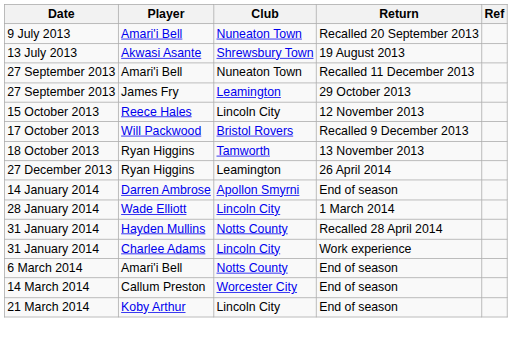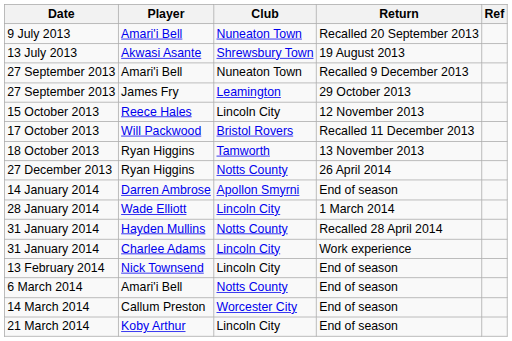(397, 72) Recalled 11 December 2013 -> (394, 72) Recalled 9 December 2013
(394, 131) Recalled 9 December 2013 -> (397, 131) Recalled 11 December 2013
(249, 170) Leamington -> (252, 170) Notts County
+ row: (56, 268)
